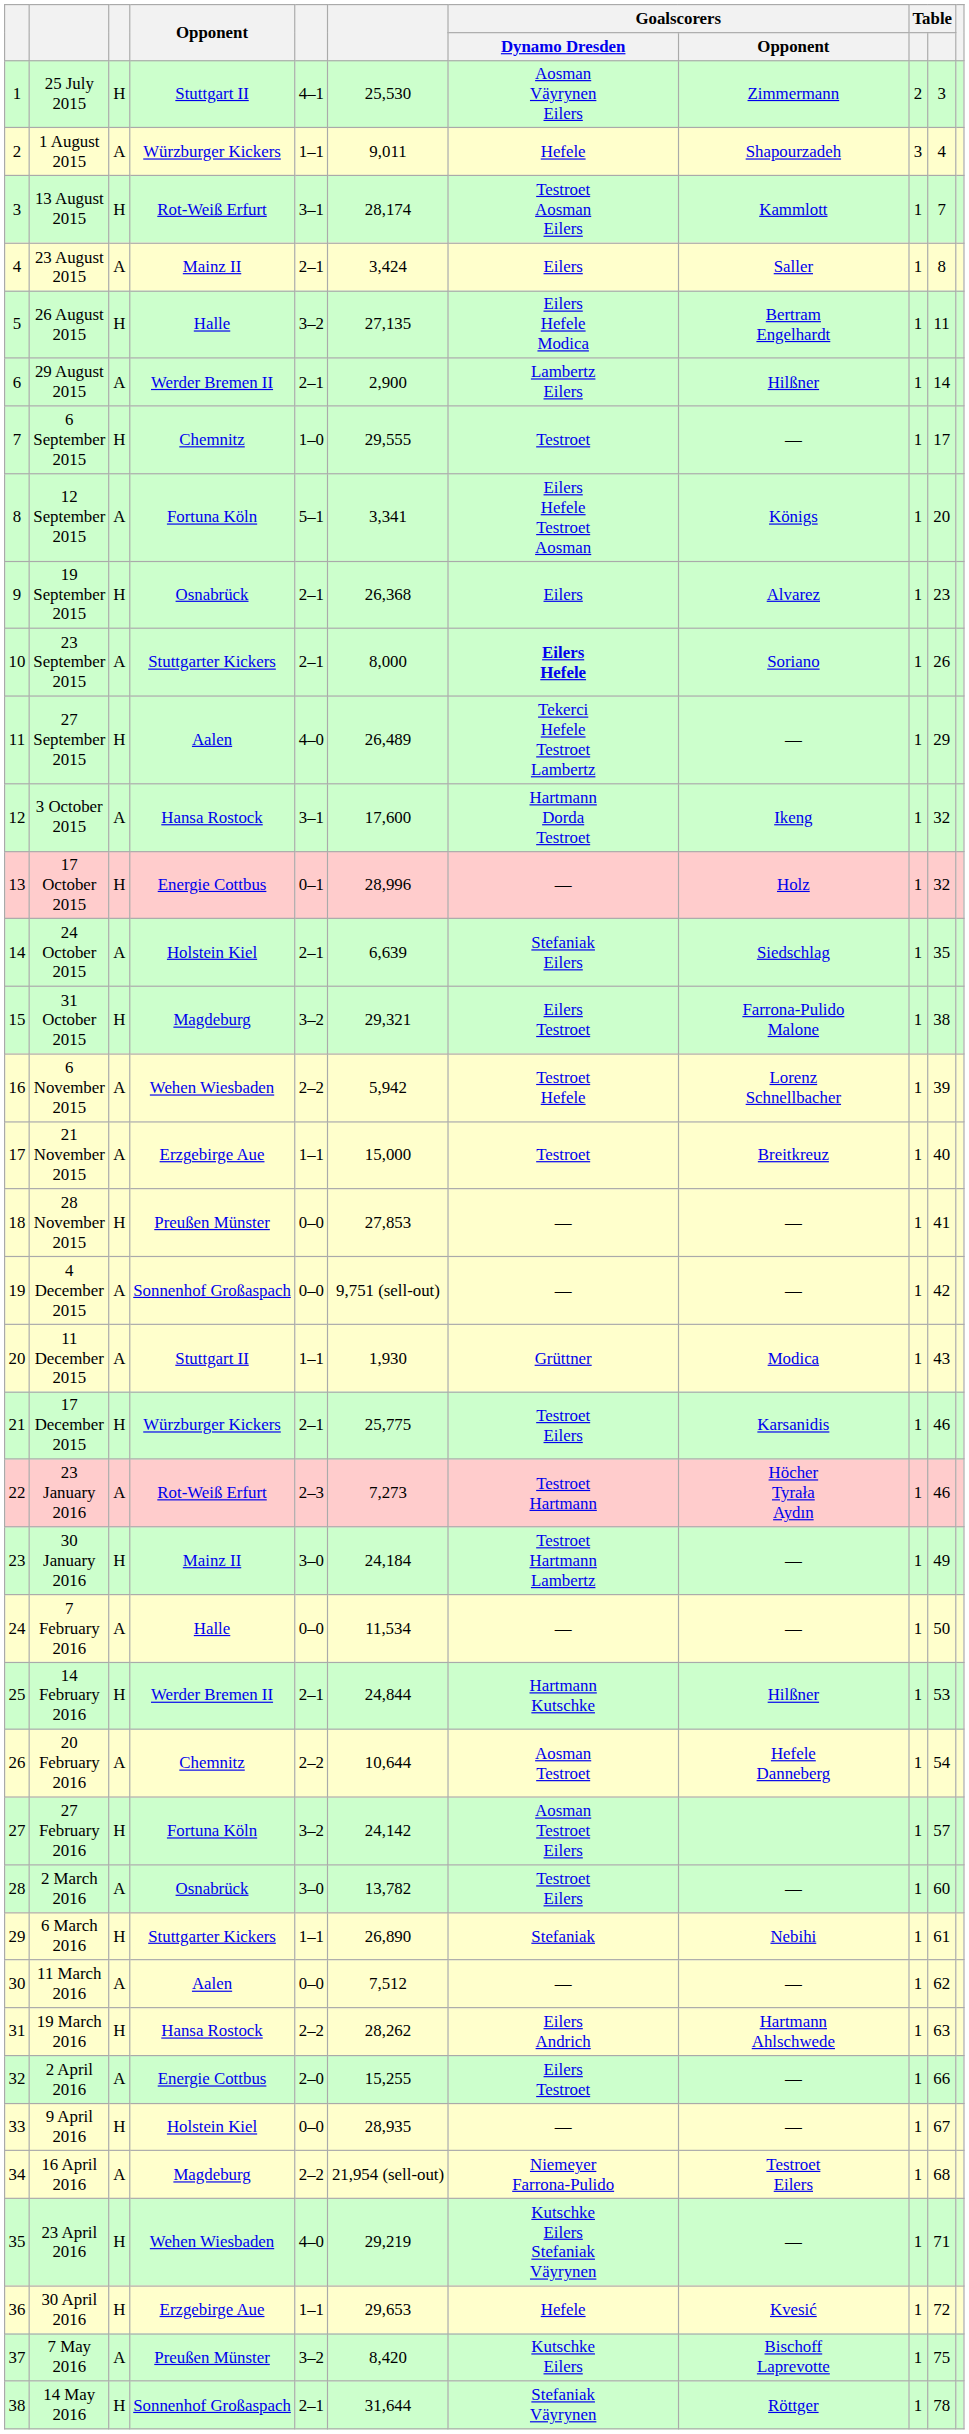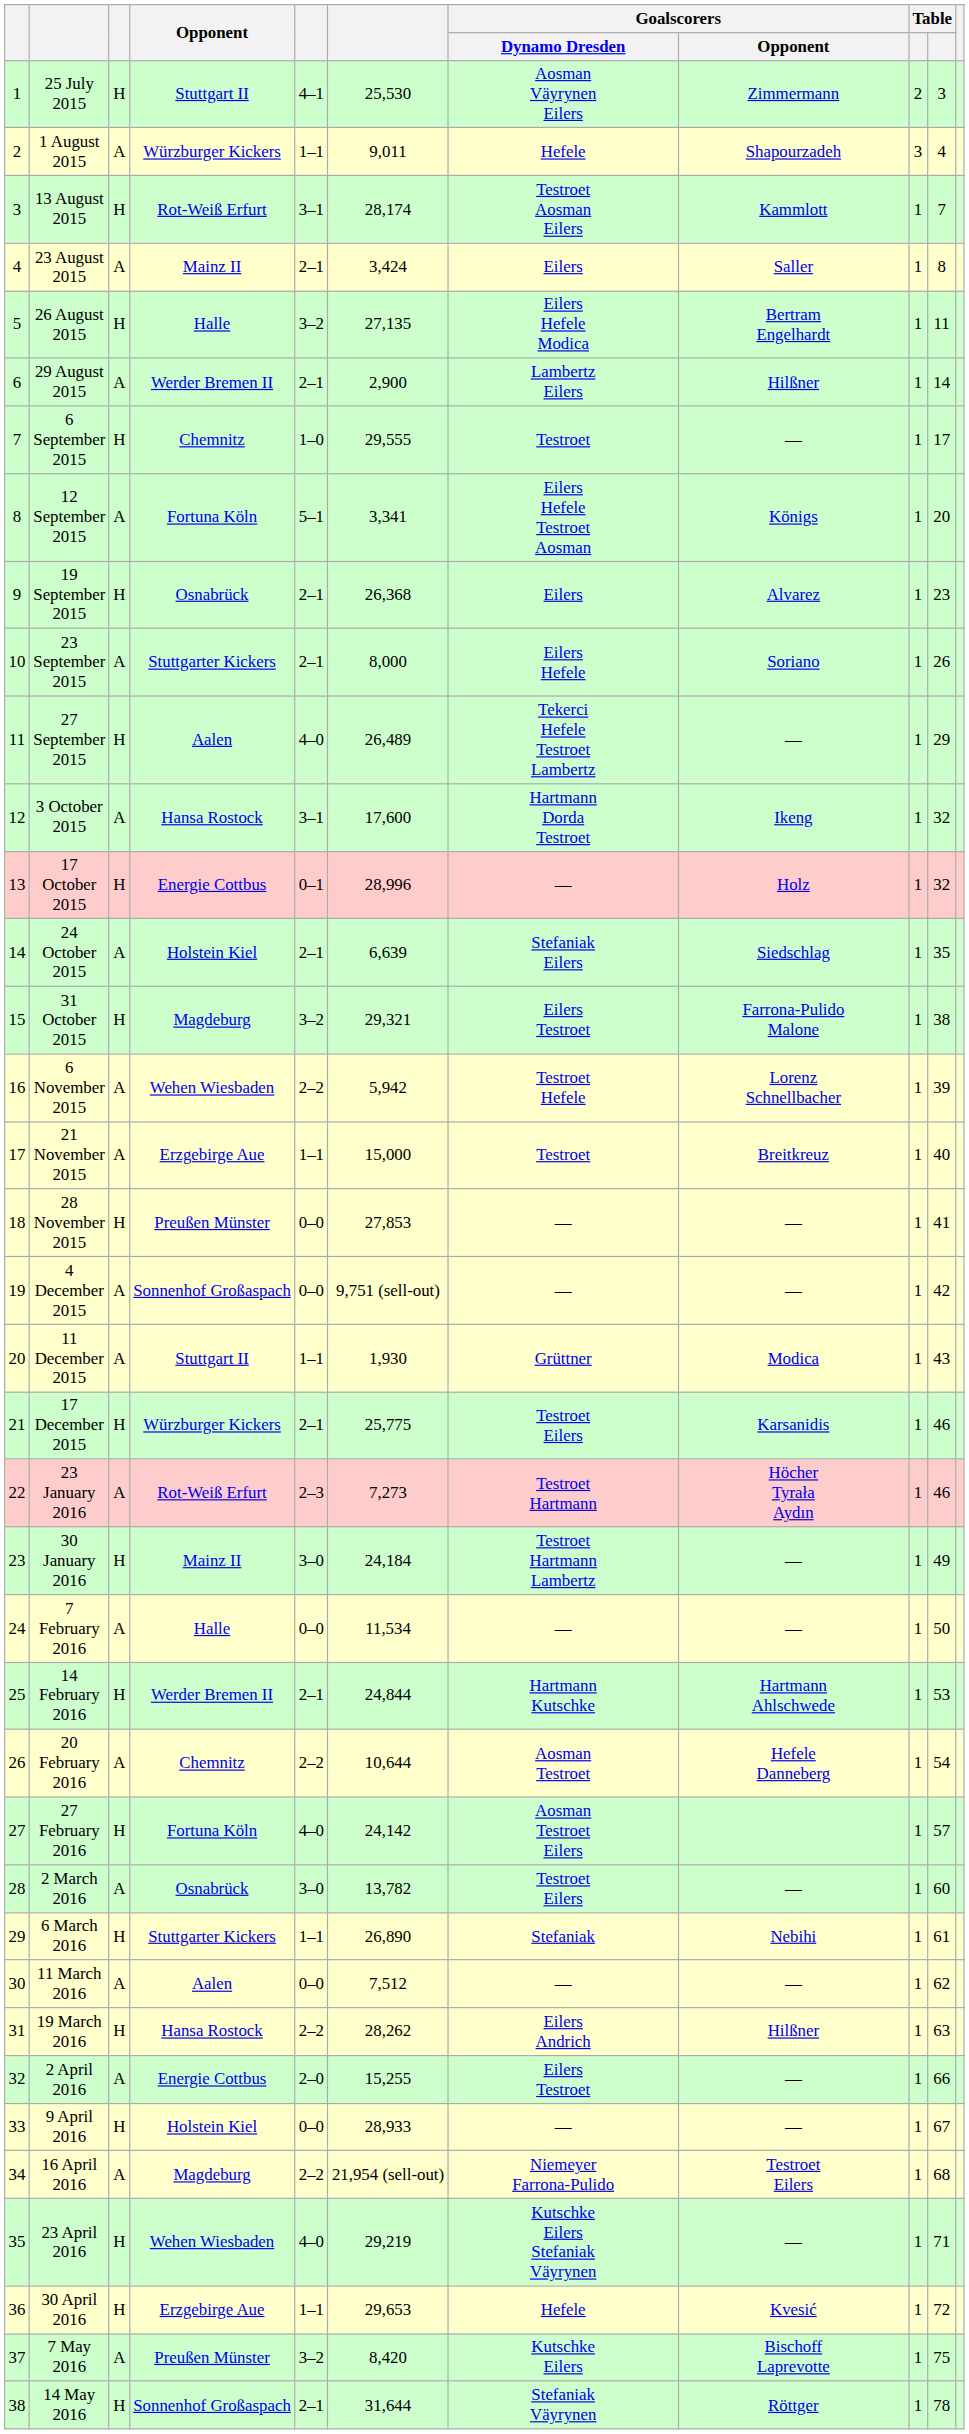(563, 662) bold -> (563, 662) normal
(793, 1695) Hilßner -> (793, 1695) Hartmann Ahlschwede
(311, 1831) 3–2 -> (311, 1831) 4–0
(793, 2031) Hartmann Ahlschwede -> (793, 2031) Hilßner
(388, 2127) 28,935 -> (388, 2127) 28,933
